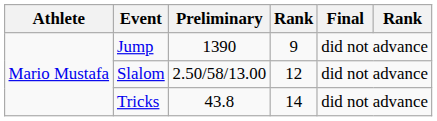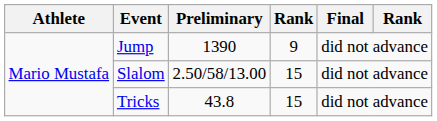(294, 74) 12 -> (294, 74) 15
(294, 102) 14 -> (294, 102) 15
